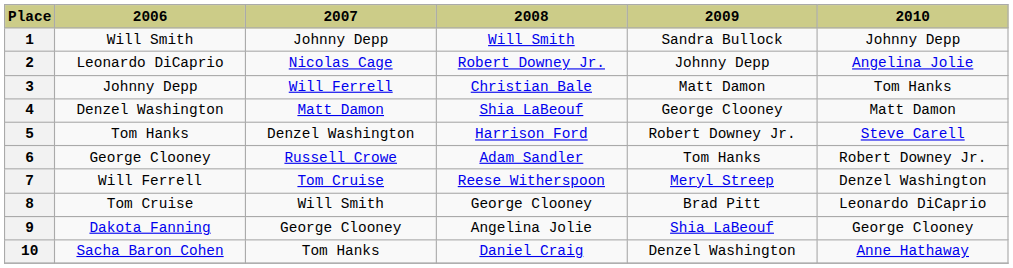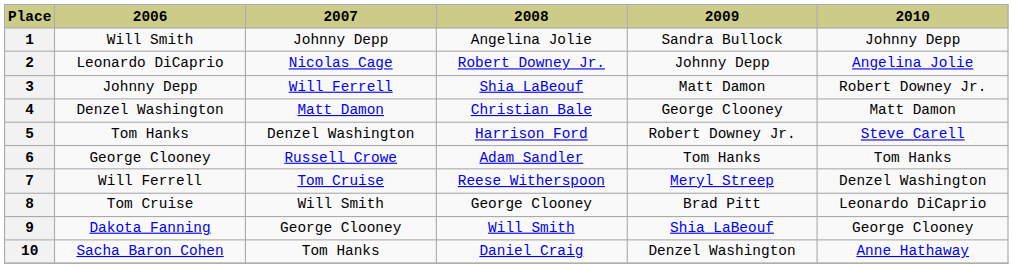(531, 40) Will Smith -> (531, 40) Angelina Jolie
(531, 87) Christian Bale -> (531, 87) Shia LaBeouf
(913, 87) Tom Hanks -> (913, 87) Robert Downey Jr.
(531, 110) Shia LaBeouf -> (531, 110) Christian Bale
(913, 157) Robert Downey Jr. -> (913, 157) Tom Hanks
(531, 228) Angelina Jolie -> (531, 228) Will Smith
